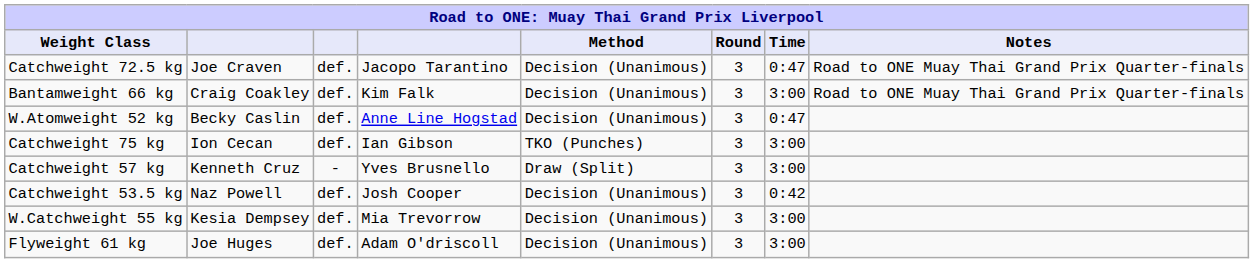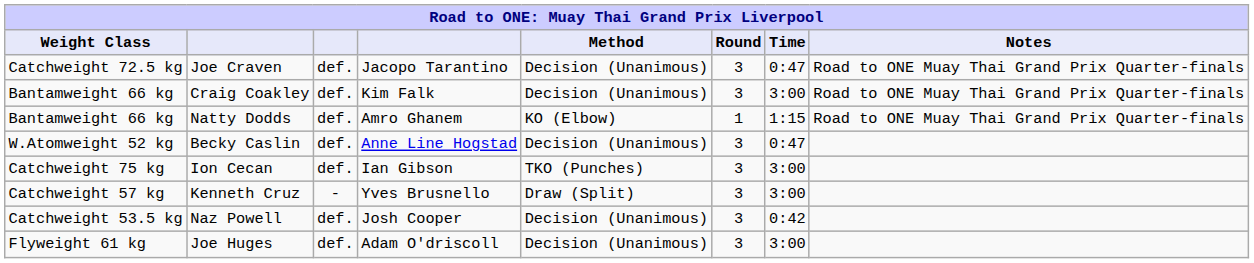+ row: (241, 119)
- row: (250, 219)
